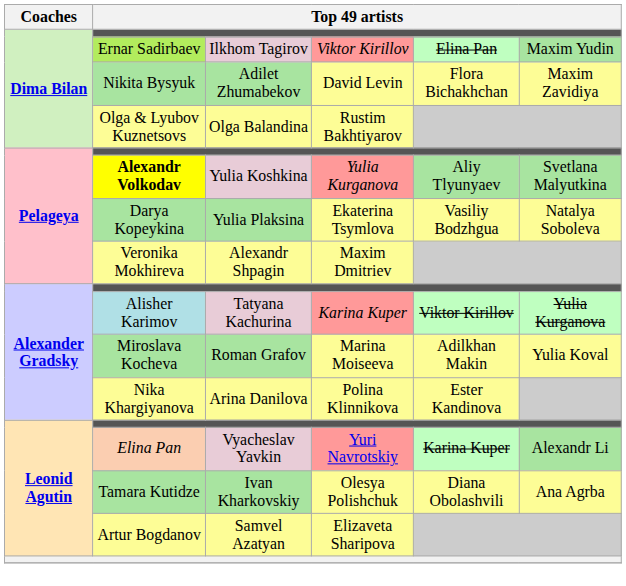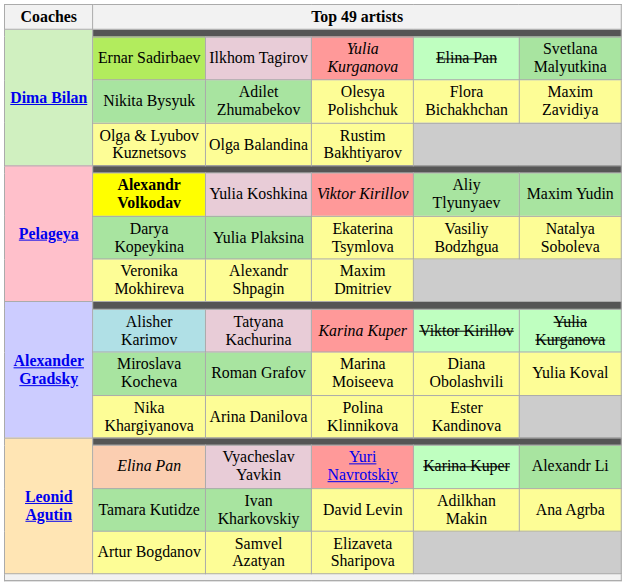(363, 49) Viktor Kirillov -> (363, 58) Yulia Kurganova
(570, 49) Maxim Yudin -> (570, 58) Svetlana Malyutkina
(363, 83) David Levin -> (363, 101) Olesya Polishchuk
(363, 176) Yulia Kurganova -> (363, 194) Viktor Kirillov
(570, 176) Svetlana Malyutkina -> (570, 194) Maxim Yudin
(466, 355) Adilkhan Makin -> (466, 373) Diana Obolashvili
(363, 491) Olesya Polishchuk -> (363, 509) David Levin
(466, 491) Diana Obolashvili -> (466, 509) Adilkhan Makin
